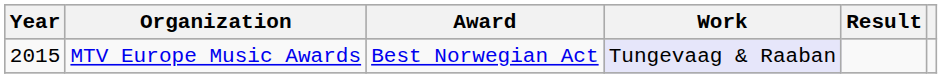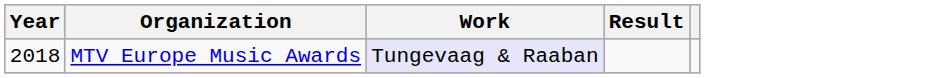- column: (485, 22)
(35, 56) 2015 -> (35, 56) 2018
